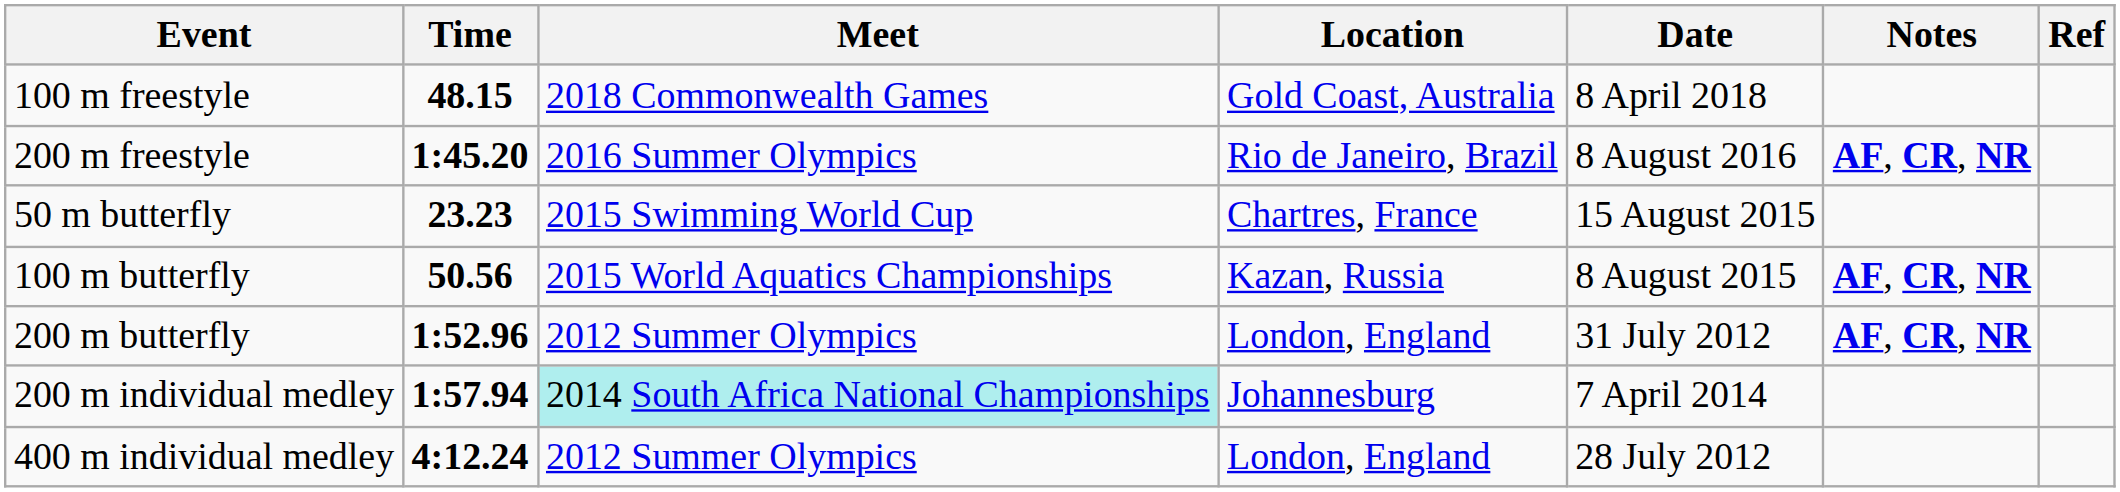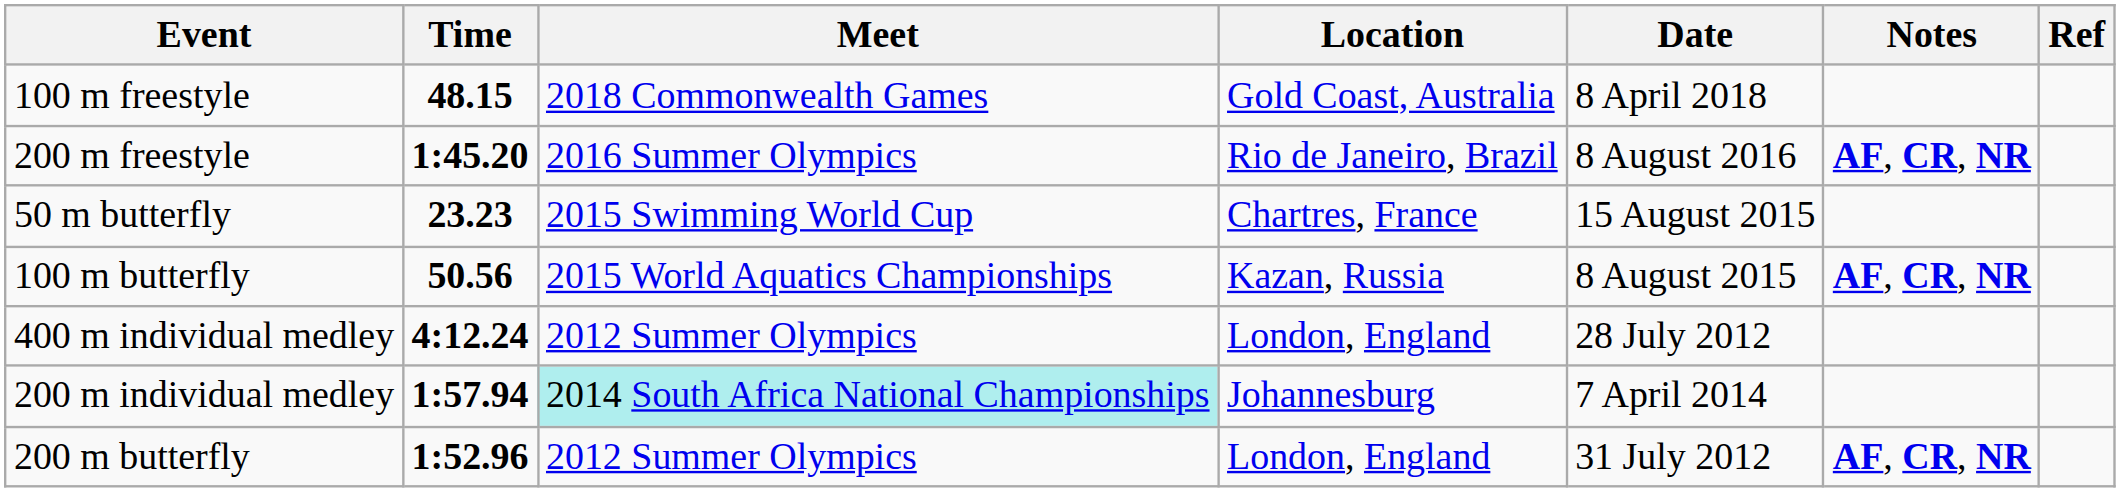rows swapped: (132, 335) <-> (204, 455)
